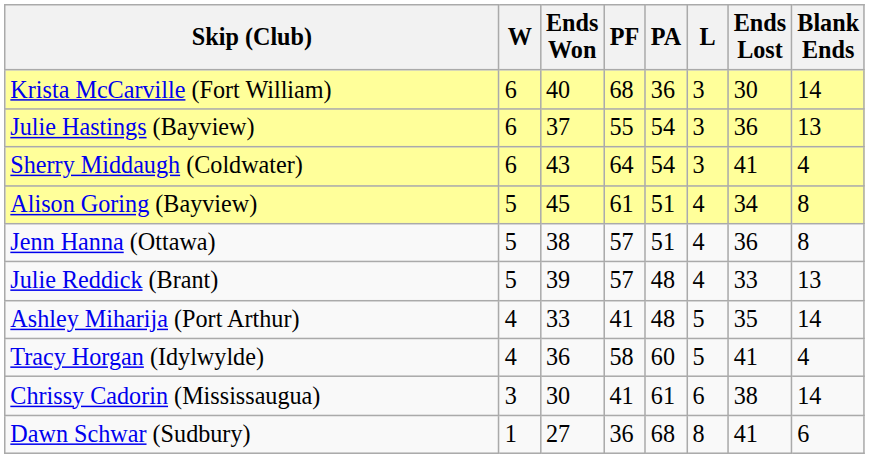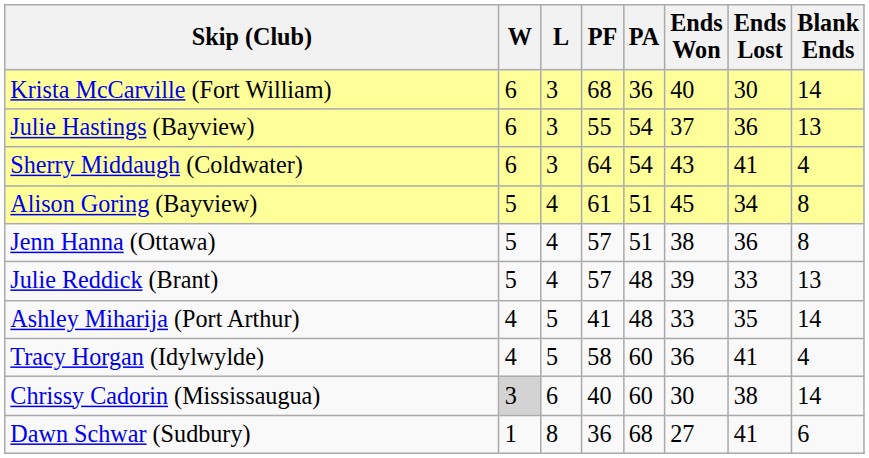columns swapped: (708, 37) <-> (572, 37)
(511, 395) no background -> (511, 395) lightgrey background
(622, 395) 41 -> (599, 395) 40
(663, 395) 61 -> (641, 395) 60
